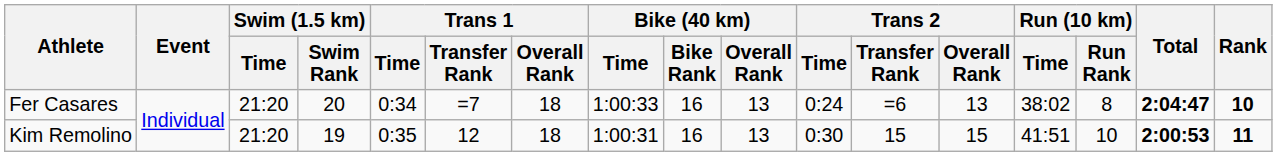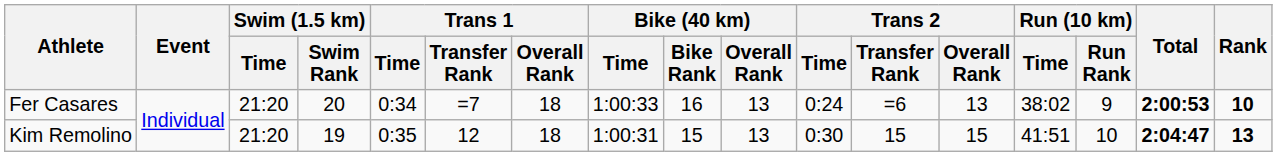(1107, 105) 8 -> (1107, 105) 9
(1175, 105) 2:04:47 -> (1175, 105) 2:00:53
(692, 136) 16 -> (692, 136) 15
(1175, 136) 2:00:53 -> (1175, 136) 2:04:47
(1243, 136) 11 -> (1243, 136) 13
